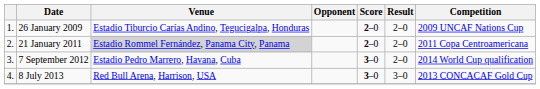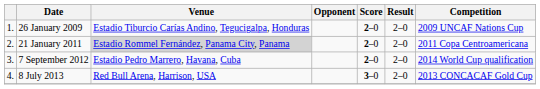(371, 59) 3–0 -> (371, 59) 2–0
(400, 75) 3–0 -> (400, 75) 2–0
